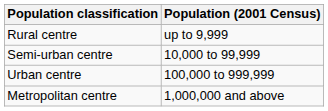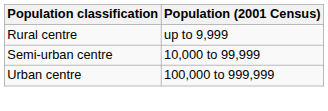- row: (62, 95)
